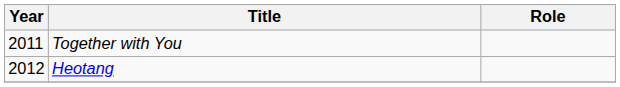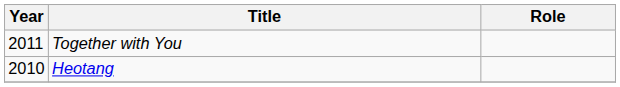(26, 69) 2012 -> (26, 69) 2010
